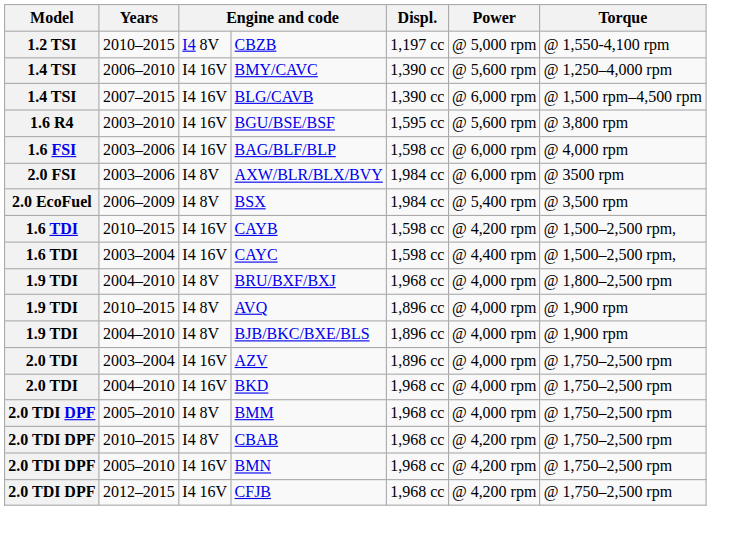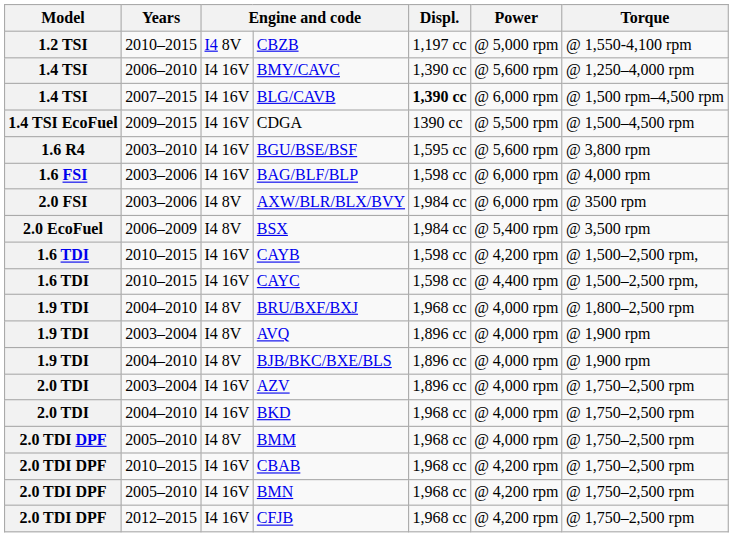(417, 97) normal -> (440, 97) bold
+ row: (279, 123)
(139, 255) 2003–2004 -> (161, 281) 2010–2015
(139, 308) 2010–2015 -> (161, 334) 2003–2004
(201, 439) I4 8V -> (227, 466) I4 16V
